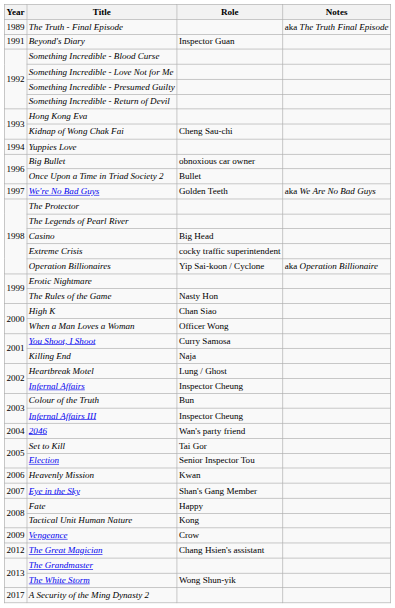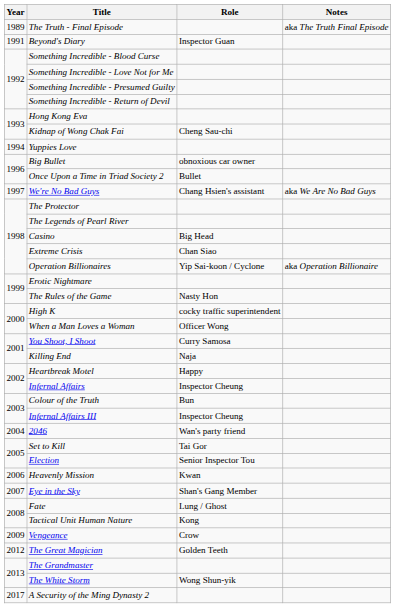(203, 191) Golden Teeth -> (222, 191) Chang Hsien's assistant
(230, 251) cocky traffic superintendent -> (198, 251) Chan Siao
(198, 311) Chan Siao -> (230, 311) cocky traffic superintendent
(203, 371) Lung / Ghost -> (191, 371) Happy
(191, 506) Happy -> (203, 506) Lung / Ghost
(222, 551) Chang Hsien's assistant -> (203, 551) Golden Teeth
